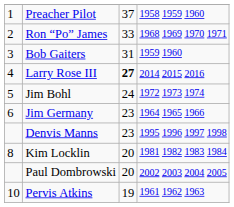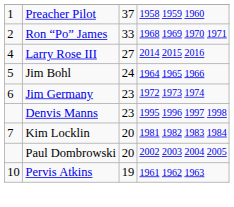- row: (55, 53)
(128, 73) bold -> (128, 53) normal
(172, 93) 1972 1973 1974 -> (172, 73) 1964 1965 1966
(172, 113) 1964 1965 1966 -> (172, 93) 1972 1973 1974
(10, 152) 8 -> (10, 133) 7
